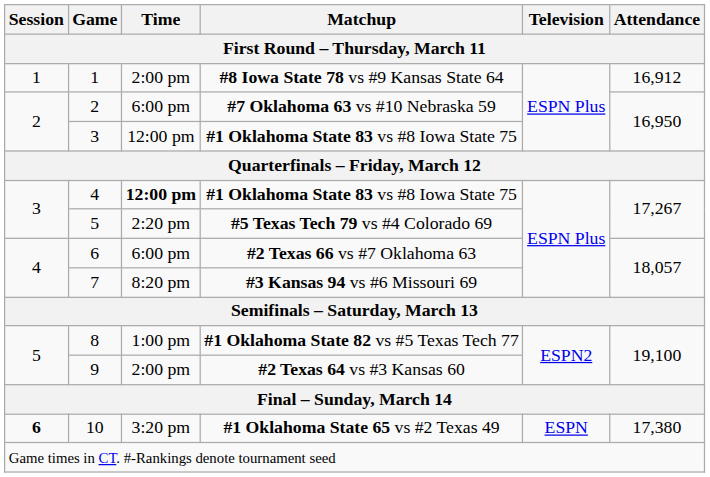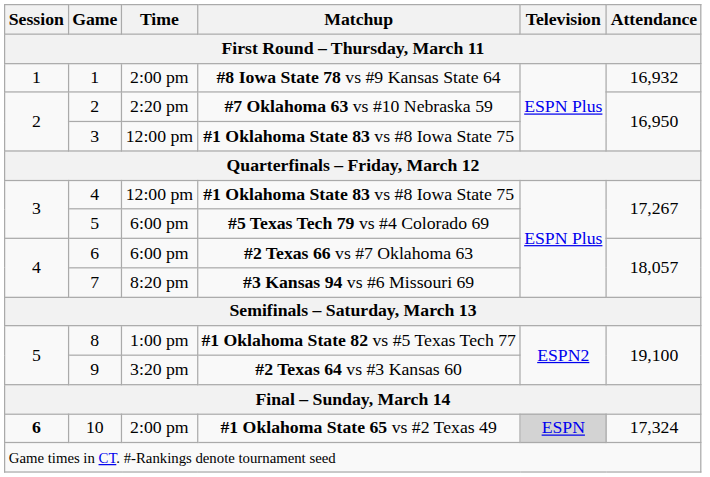(657, 77) 16,912 -> (654, 77) 16,932
(161, 107) 6:00 pm -> (159, 107) 2:20 pm
(161, 194) bold -> (159, 194) normal
(161, 223) 2:20 pm -> (159, 223) 6:00 pm
(161, 370) 2:00 pm -> (159, 370) 3:20 pm
(161, 428) 3:20 pm -> (159, 428) 2:00 pm
(566, 428) no background -> (563, 428) lightgrey background
(657, 428) 17,380 -> (654, 428) 17,324
